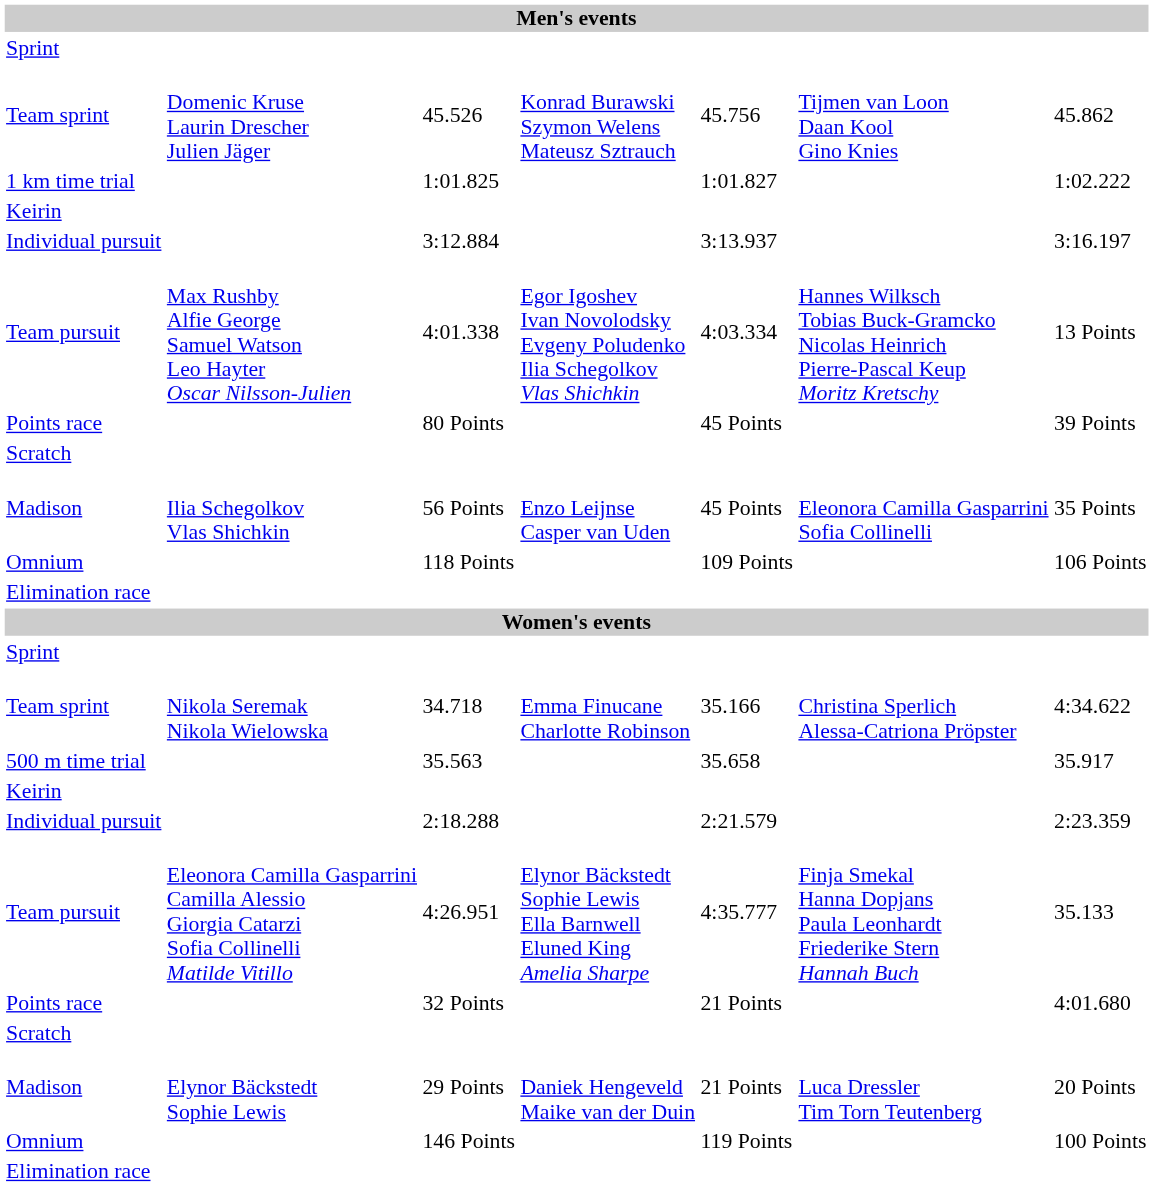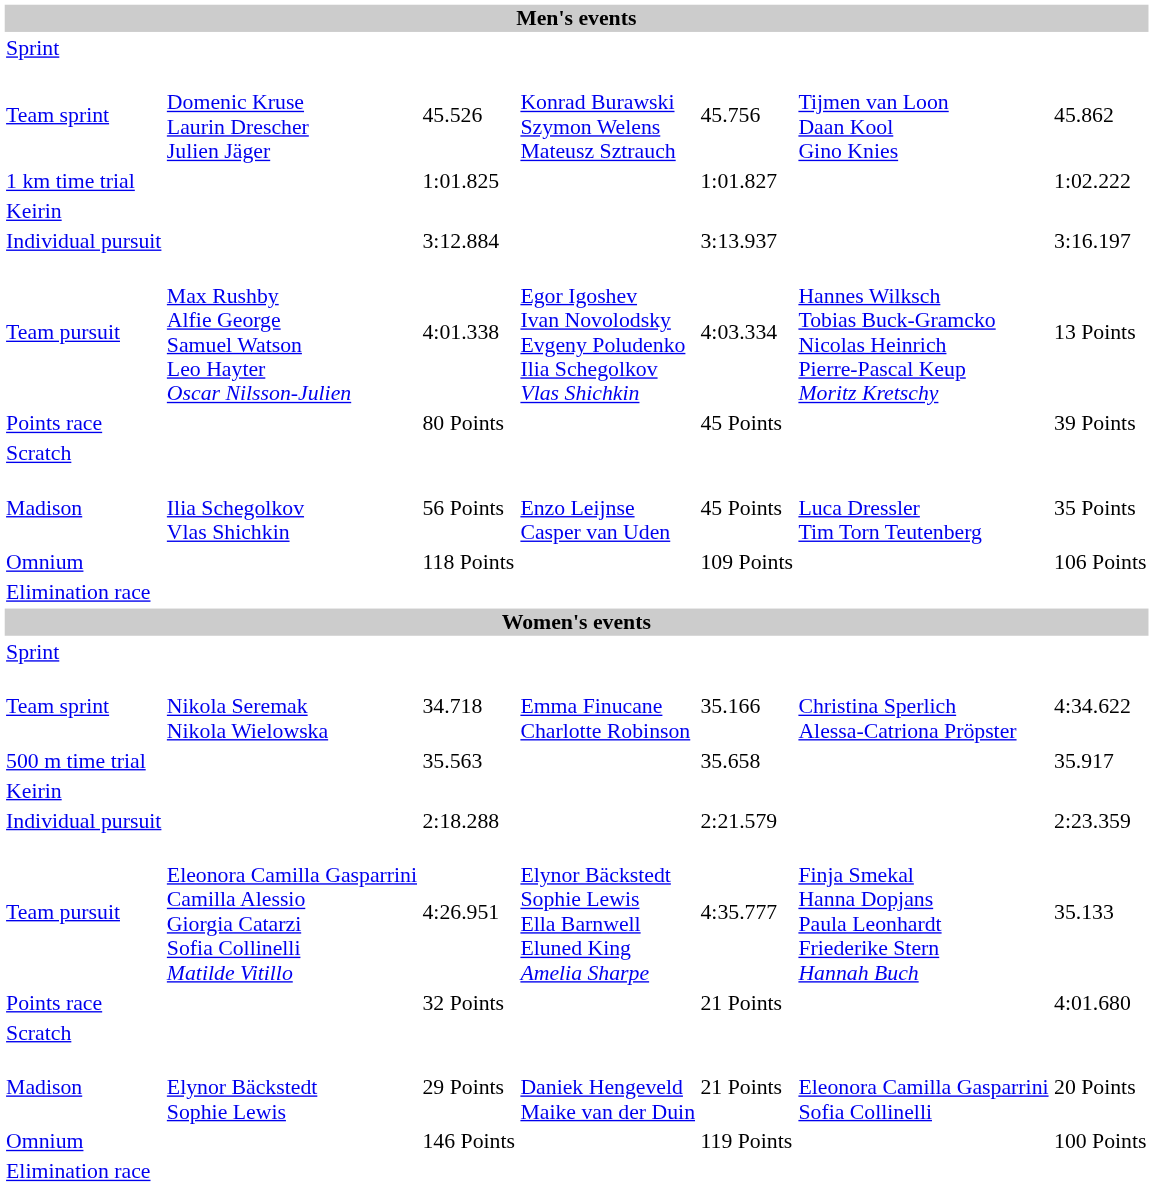(923, 519) Eleonora Camilla Gasparrini Sofia Collinelli -> (890, 519) Luca Dressler Tim Torn Teutenberg
(890, 1099) Luca Dressler Tim Torn Teutenberg -> (923, 1099) Eleonora Camilla Gasparrini Sofia Collinelli
